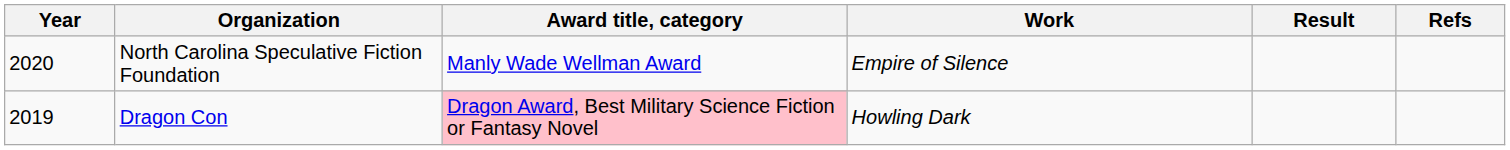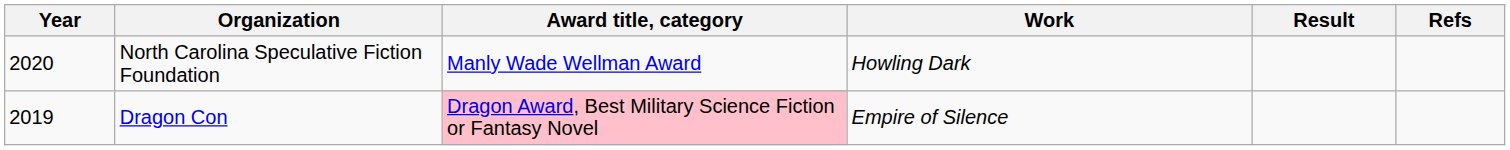(930, 63) Empire of Silence -> (911, 63) Howling Dark
(911, 117) Howling Dark -> (930, 117) Empire of Silence
